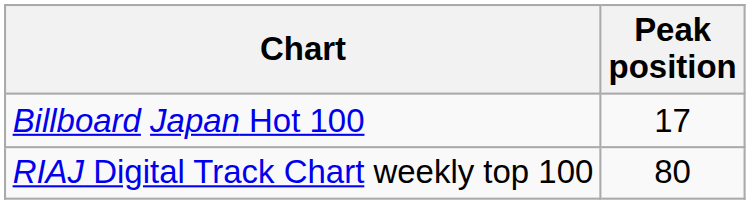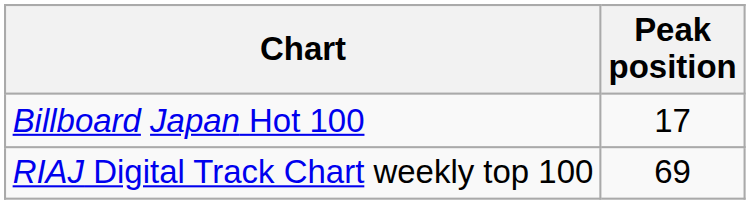(673, 172) 80 -> (673, 172) 69
